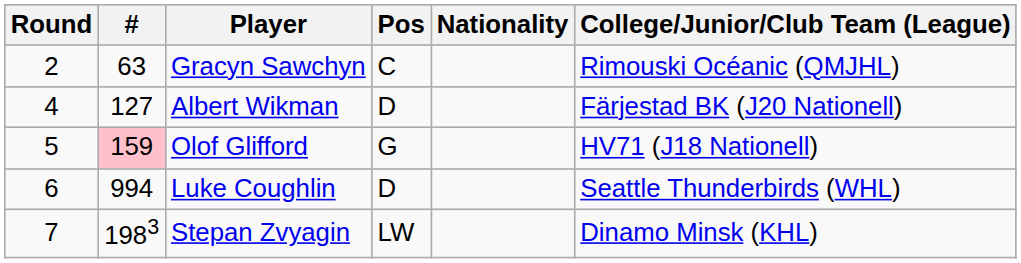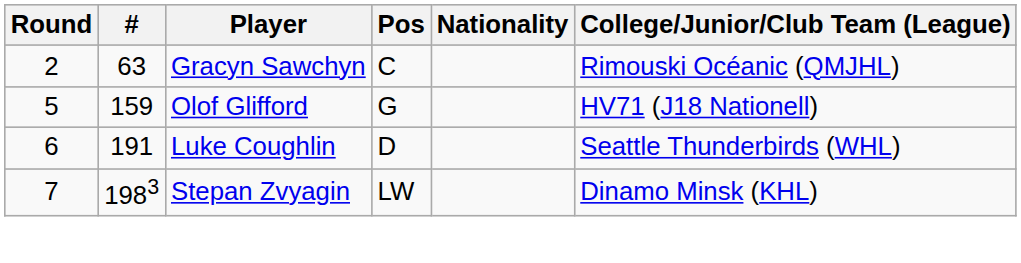- row: (255, 106)
(132, 147) pink background -> (132, 106) no background
(132, 188) 994 -> (132, 147) 191
